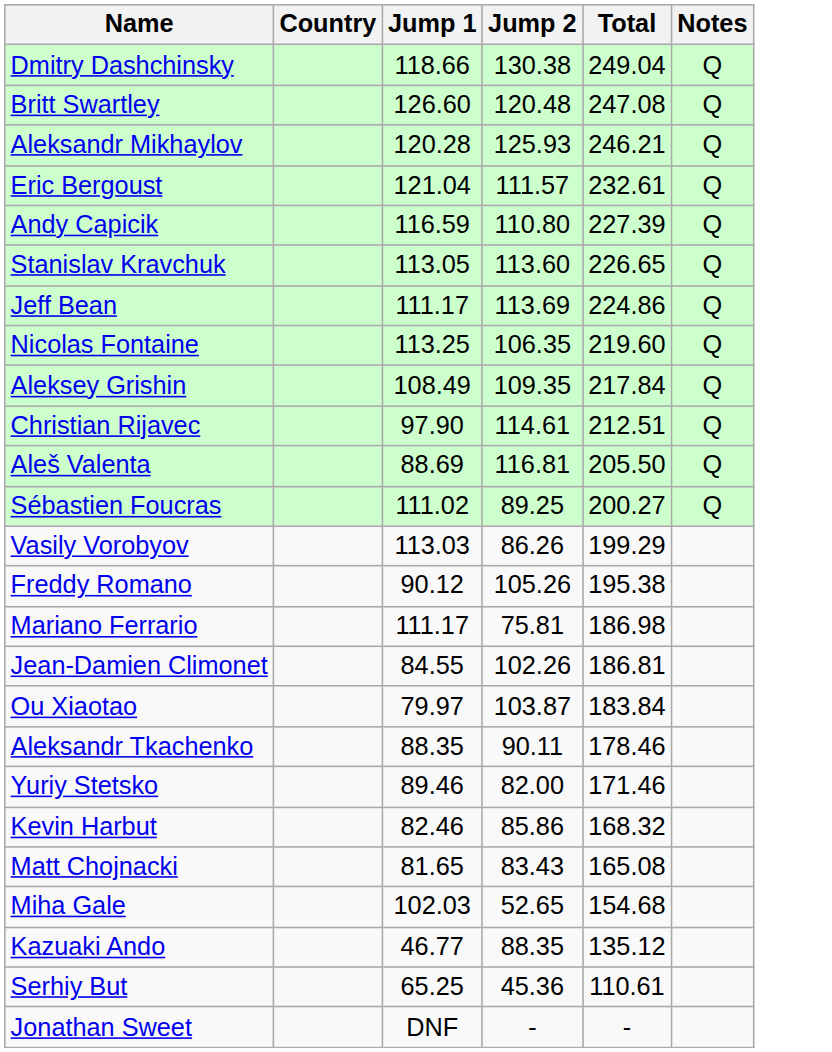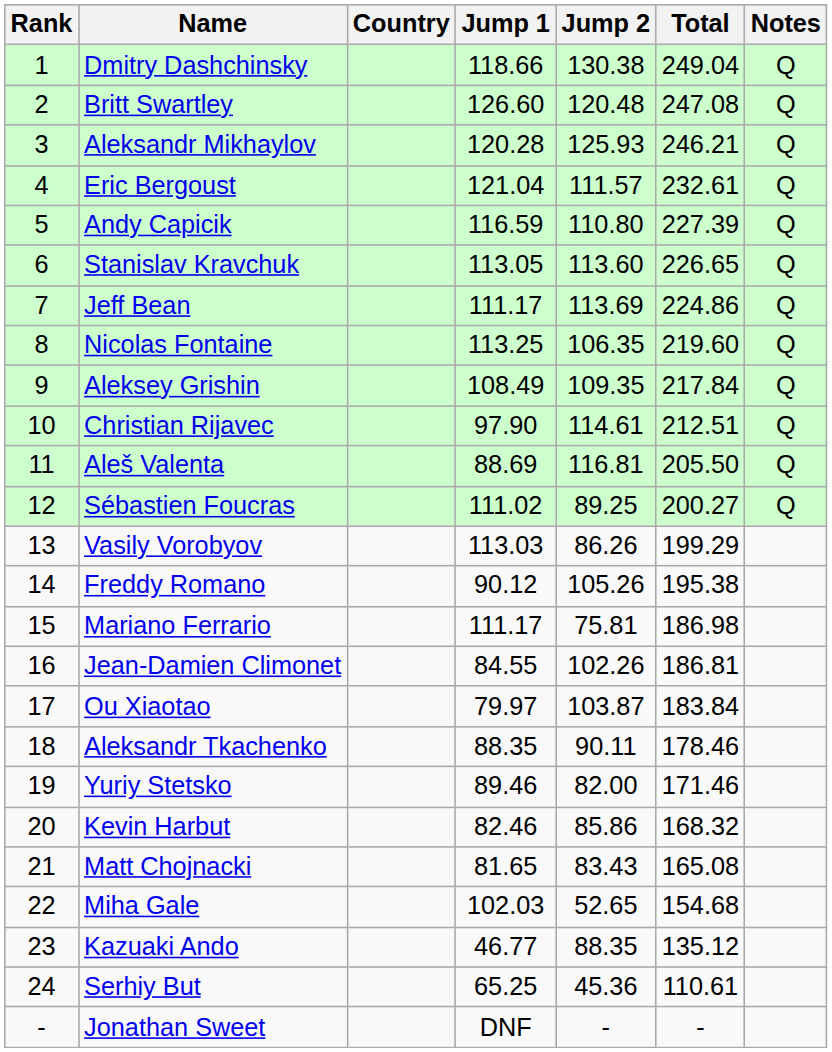+ column: (42, 24)
